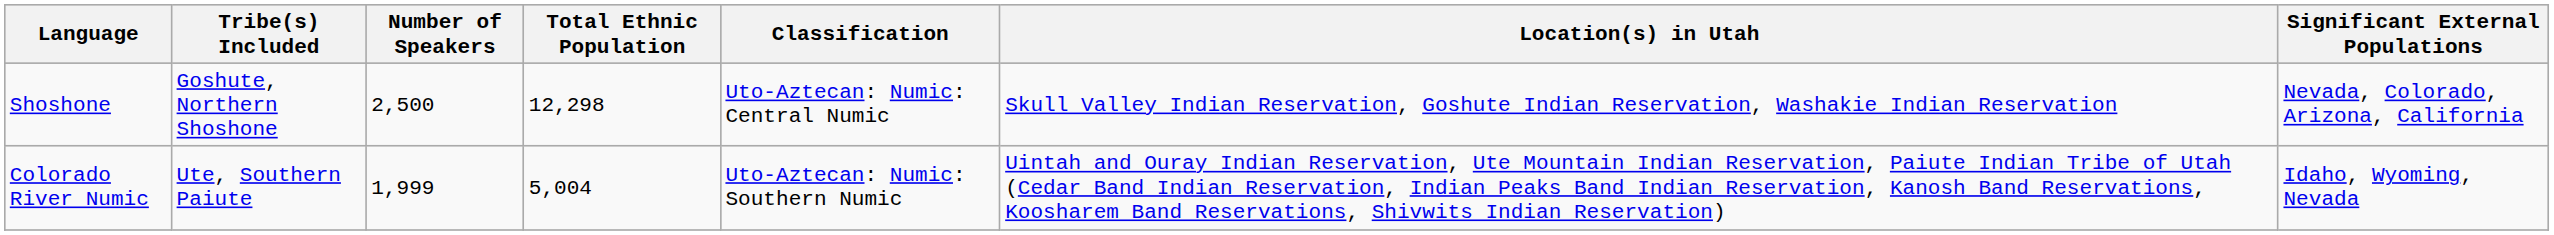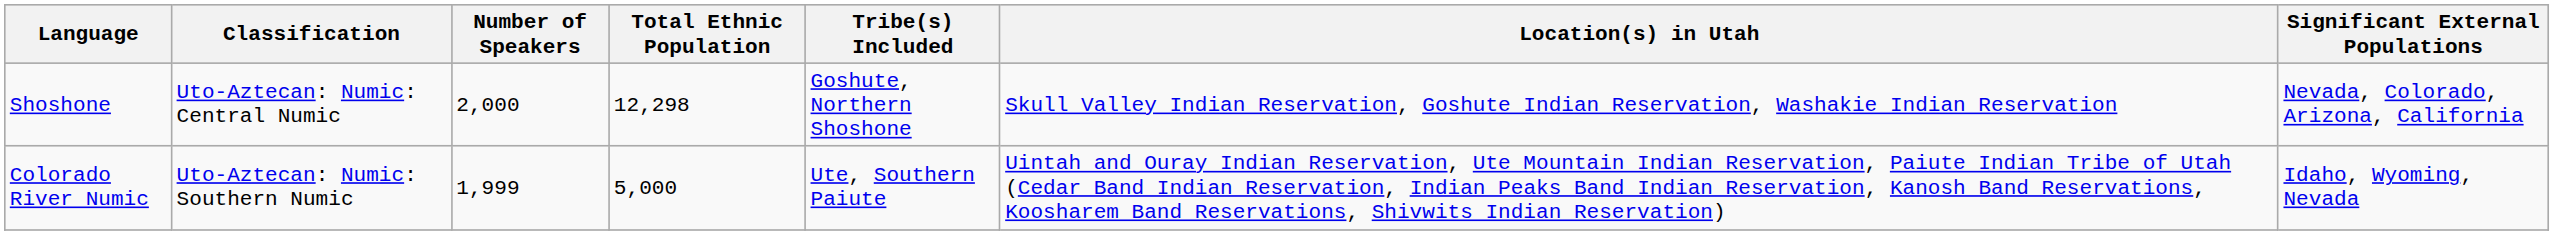columns swapped: (860, 34) <-> (269, 34)
(403, 105) 2,500 -> (488, 105) 2,000
(560, 188) 5,004 -> (645, 188) 5,000
